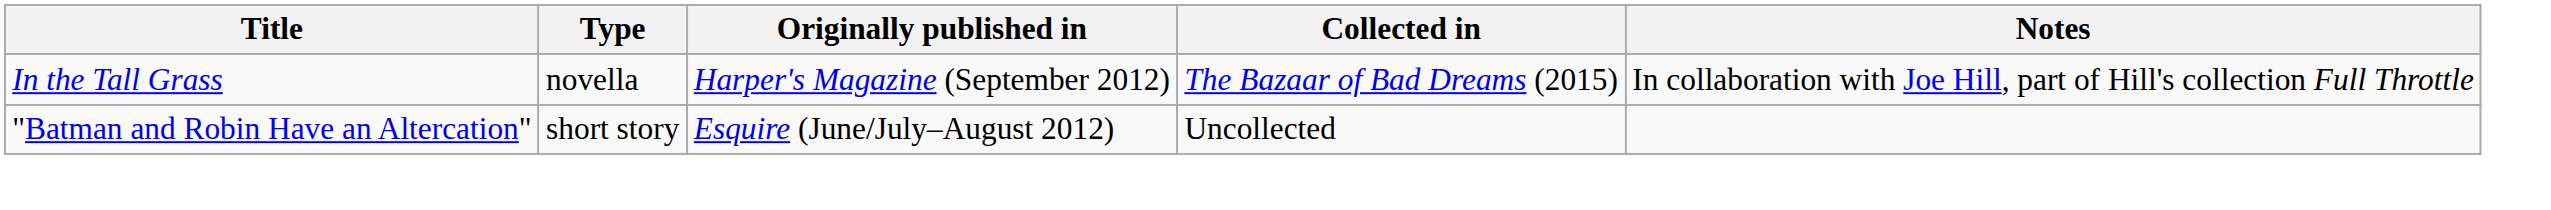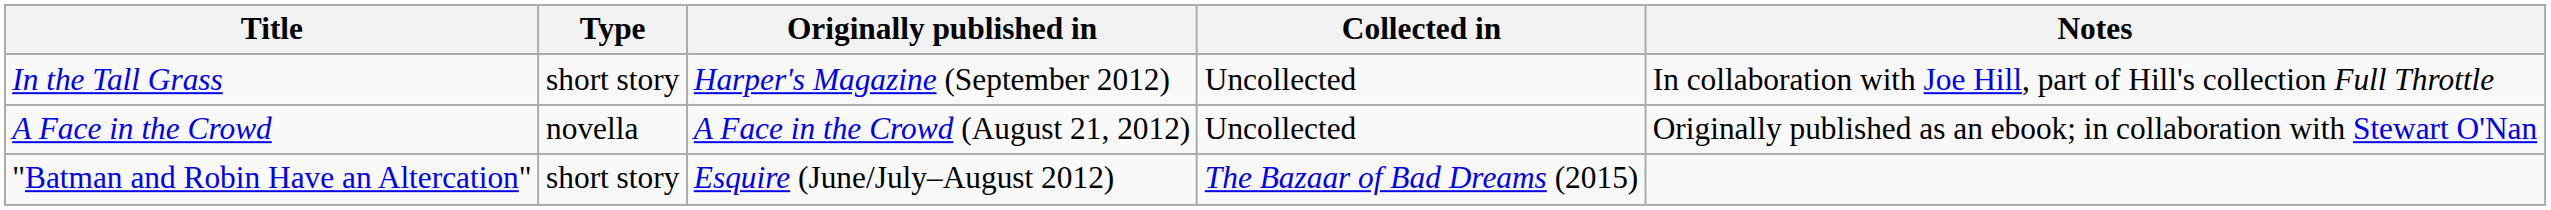(592, 79) novella -> (613, 79) short story
(1401, 79) The Bazaar of Bad Dreams (2015) -> (1281, 79) Uncollected
+ row: (142, 128)
(1260, 128) Uncollected -> (1422, 178) The Bazaar of Bad Dreams (2015)
